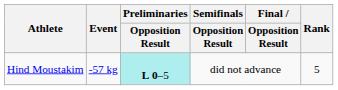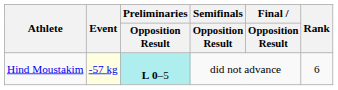(103, 69) no background -> (103, 69) lightyellow background
(317, 69) 5 -> (317, 69) 6
